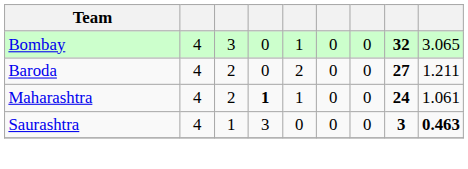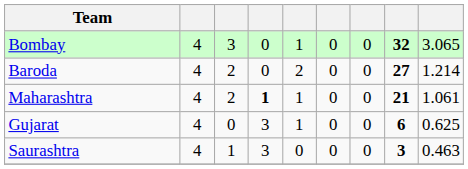(441, 71) 1.211 -> (441, 71) 1.214
(401, 97) 24 -> (401, 97) 21
+ row: (34, 124)
(441, 124) bold -> (441, 151) normal
